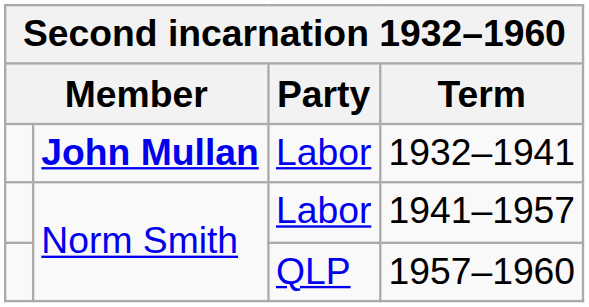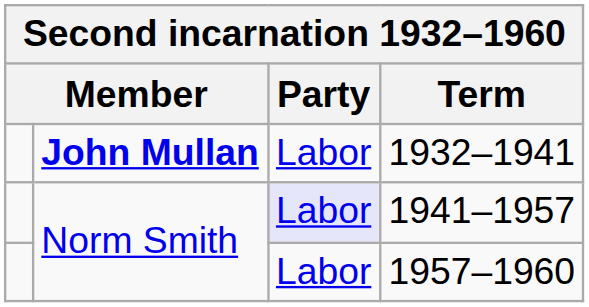(324, 211) no background -> (324, 211) lavender background
(313, 270) QLP -> (324, 270) Labor
